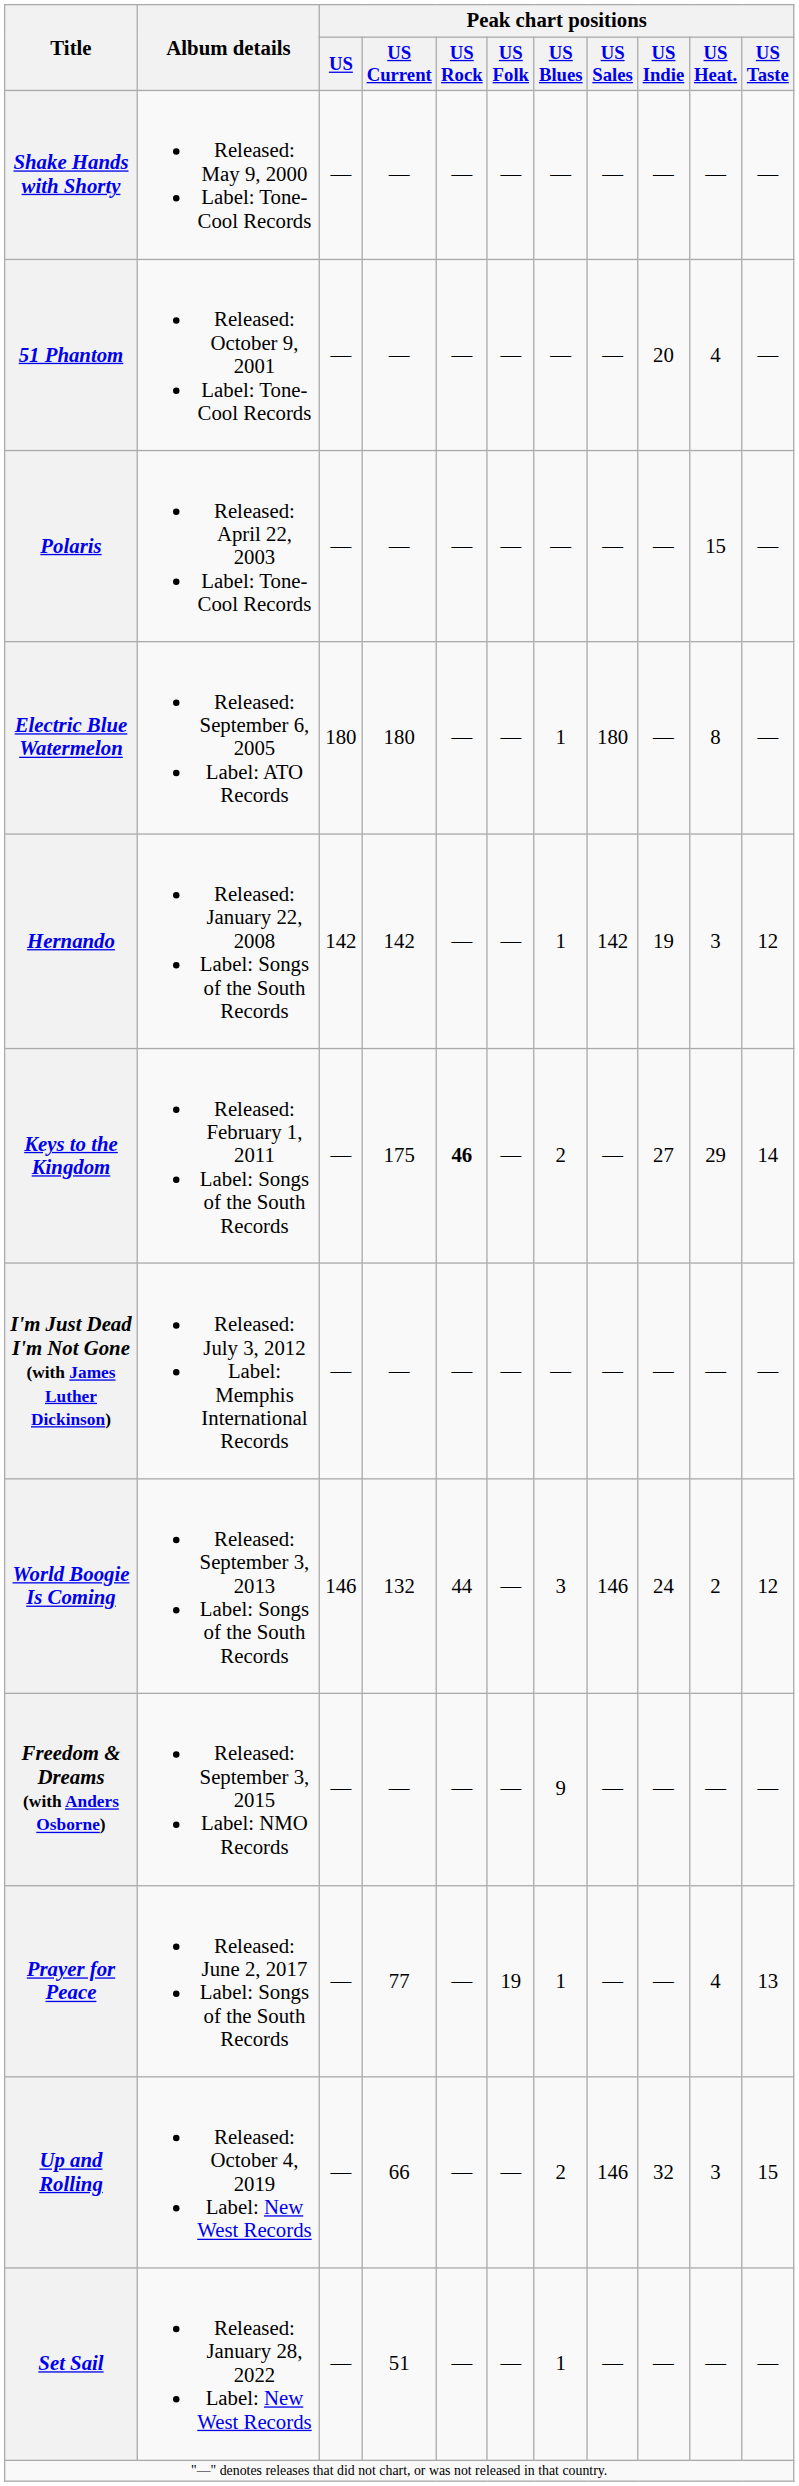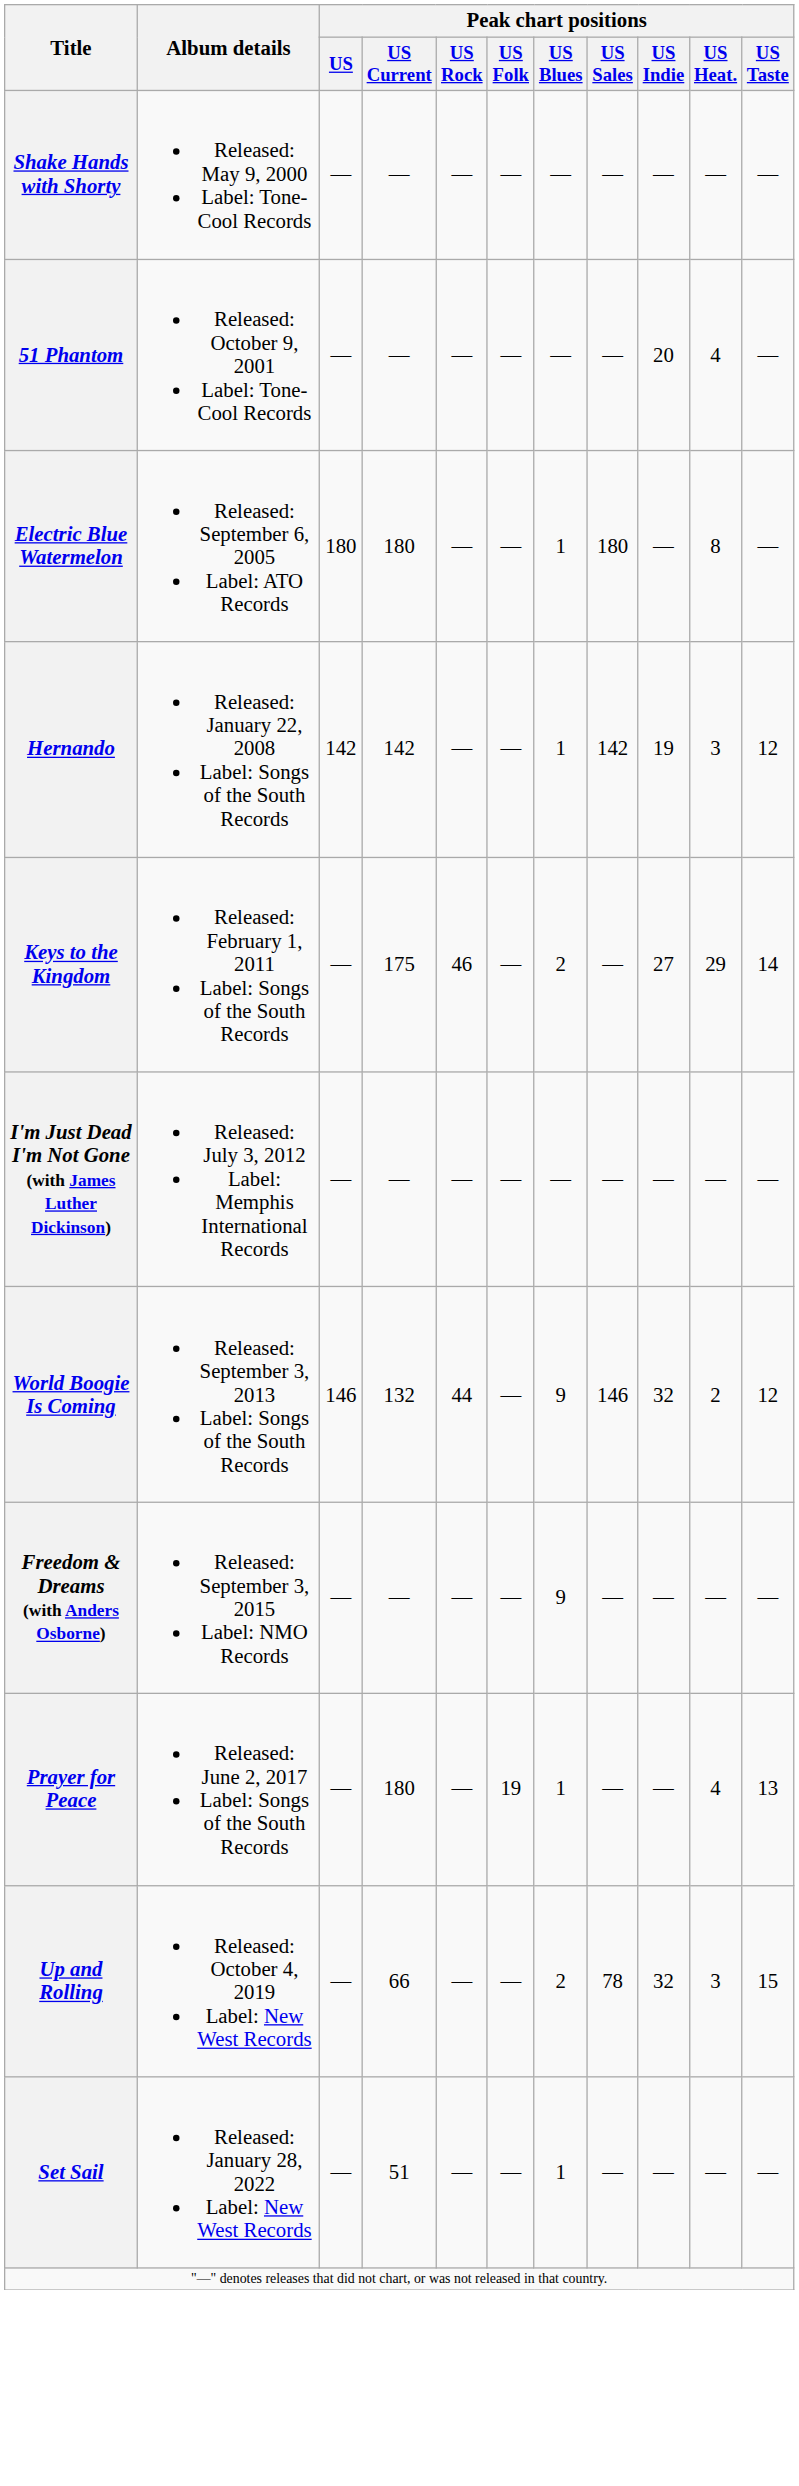- row: (71, 546)
(462, 1155) bold -> (462, 964) normal
(561, 1585) 3 -> (561, 1394) 9
(663, 1585) 24 -> (663, 1394) 32
(399, 1980) 77 -> (399, 1789) 180
(613, 2172) 146 -> (613, 1980) 78
